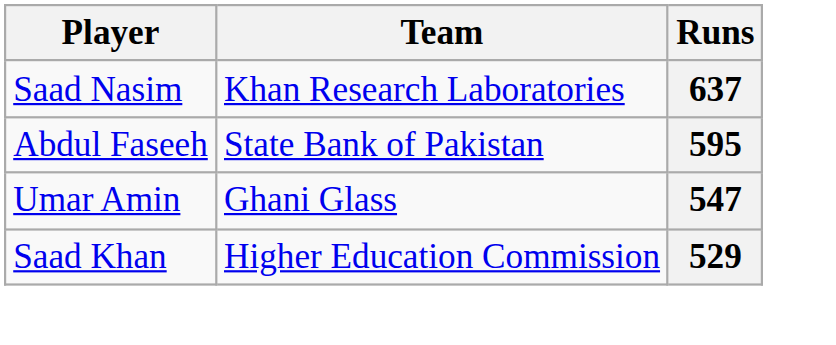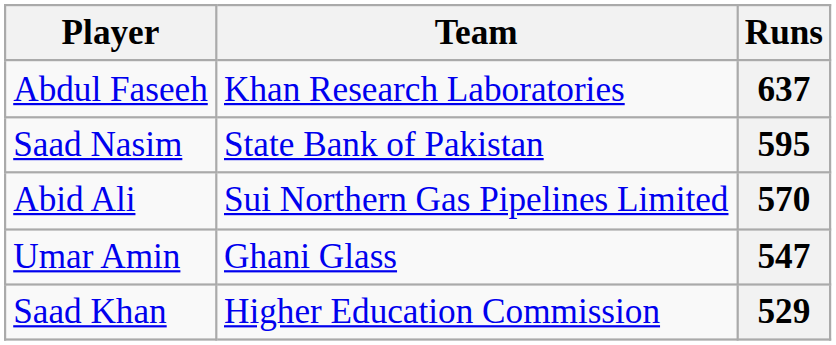(98, 88) Saad Nasim -> (110, 88) Abdul Faseeh
(110, 144) Abdul Faseeh -> (98, 144) Saad Nasim
+ row: (784, 199)
